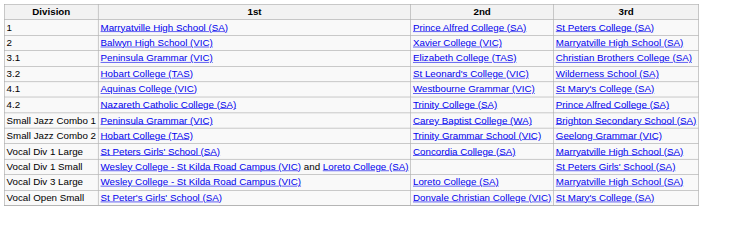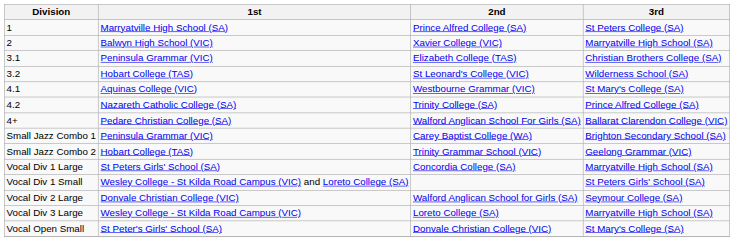+ row: (12, 120)
+ row: (45, 197)
